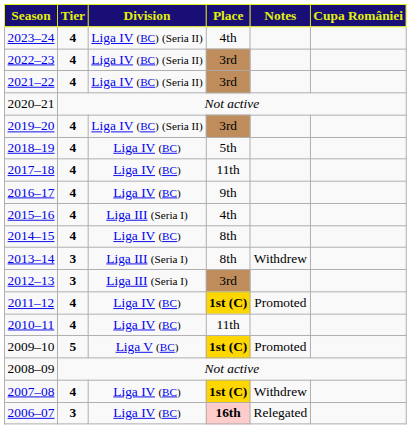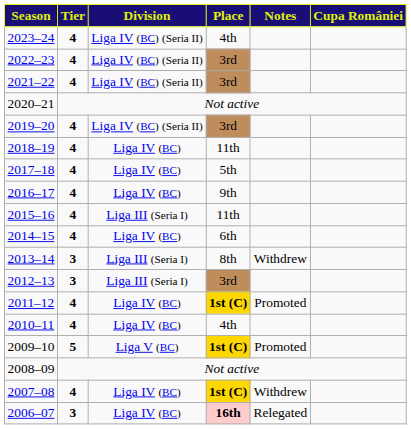(228, 148) 5th -> (228, 148) 11th
(228, 170) 11th -> (228, 170) 5th
(228, 214) 4th -> (228, 214) 11th
(228, 236) 8th -> (228, 236) 6th
(228, 325) 11th -> (228, 325) 4th
